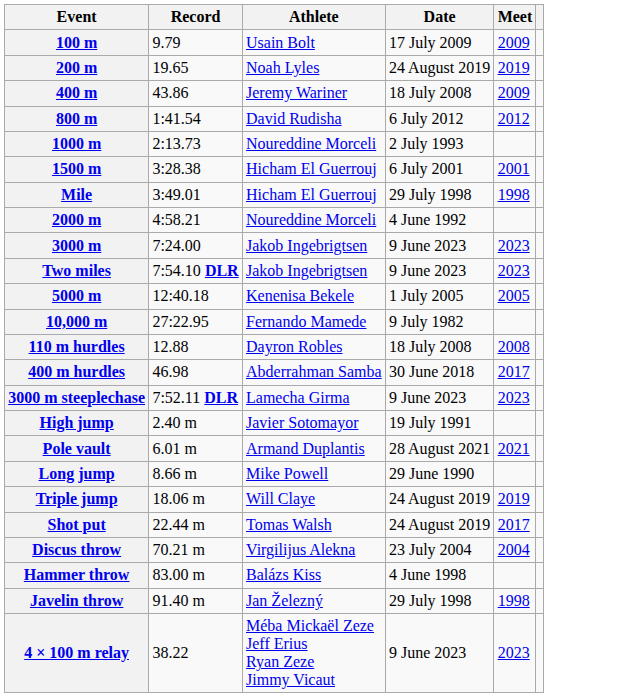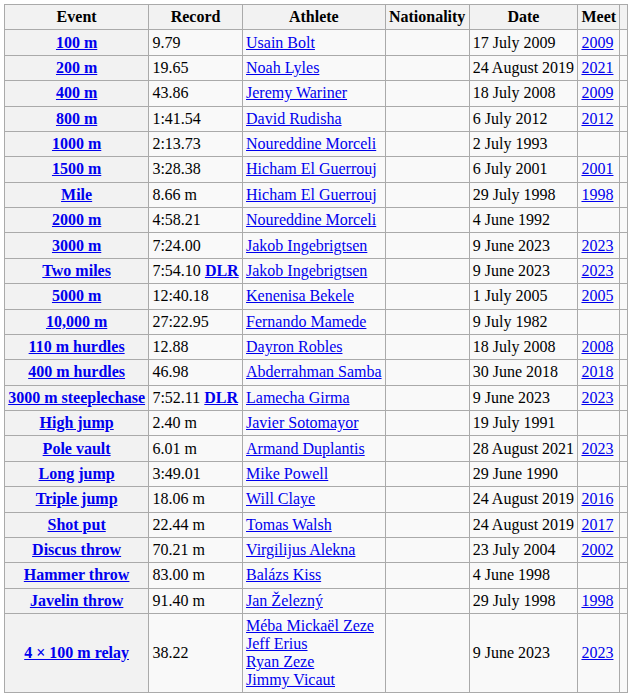+ column: (427, 17)
(514, 67) 2019 -> (597, 67) 2021
(177, 194) 3:49.01 -> (175, 194) 8.66 m
(514, 372) 2017 -> (597, 372) 2018
(514, 448) 2021 -> (597, 448) 2023
(175, 473) 8.66 m -> (177, 473) 3:49.01
(514, 499) 2019 -> (597, 499) 2016
(514, 550) 2004 -> (597, 550) 2002
